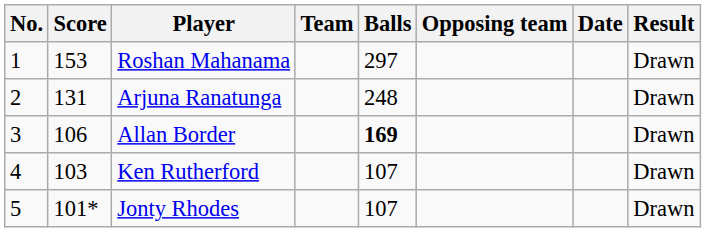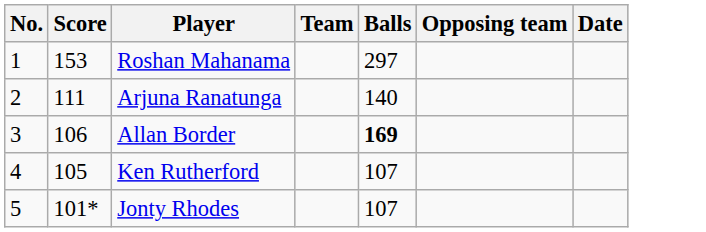- column: (664, 23)
(70, 97) 131 -> (70, 97) 111
(381, 97) 248 -> (381, 97) 140
(70, 171) 103 -> (70, 171) 105
